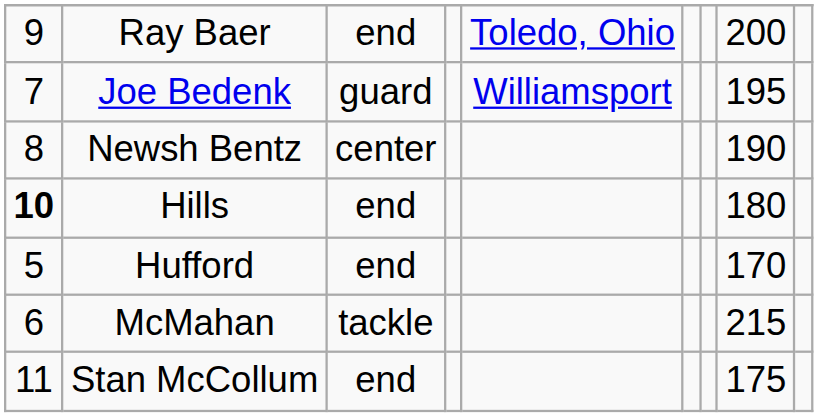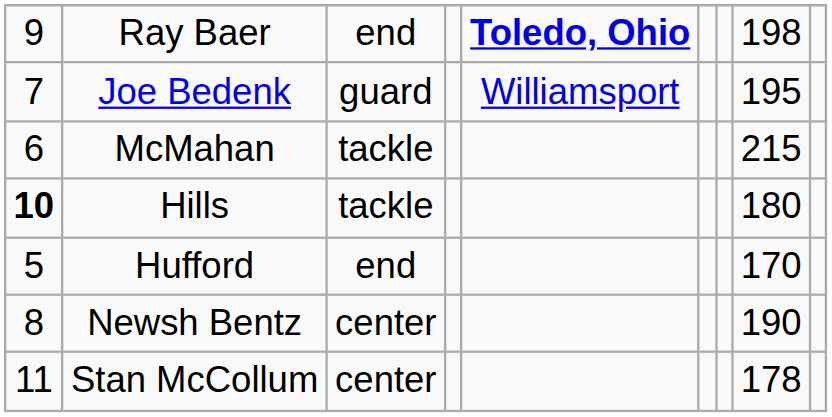(573, 33) normal -> (580, 33) bold
(756, 33) 200 -> (771, 33) 198
rows swapped: (195, 149) <-> (195, 322)
(386, 206) end -> (386, 206) tackle
(386, 380) end -> (386, 380) center
(756, 380) 175 -> (771, 380) 178
